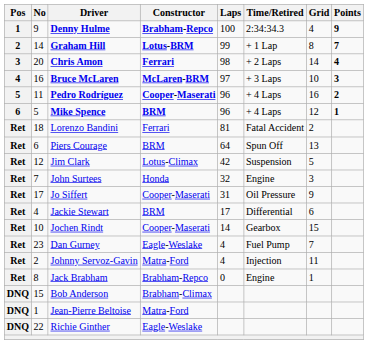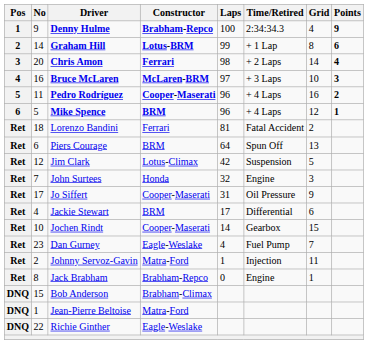(337, 46) 7 -> (337, 46) 6
(223, 261) 4 -> (223, 261) 1
